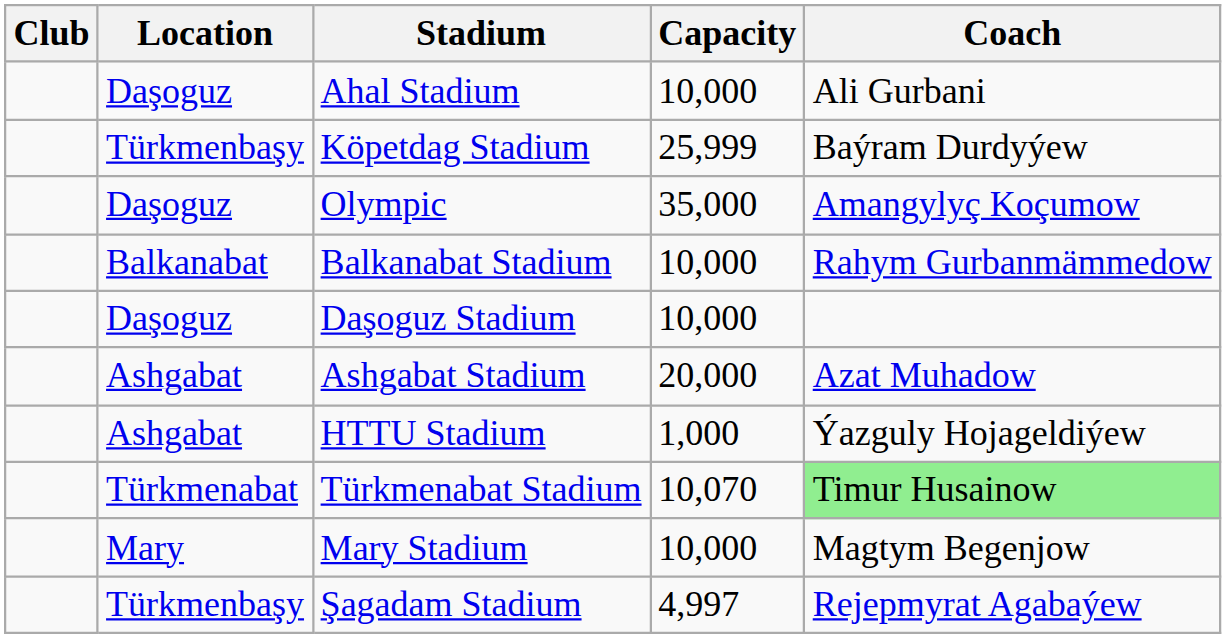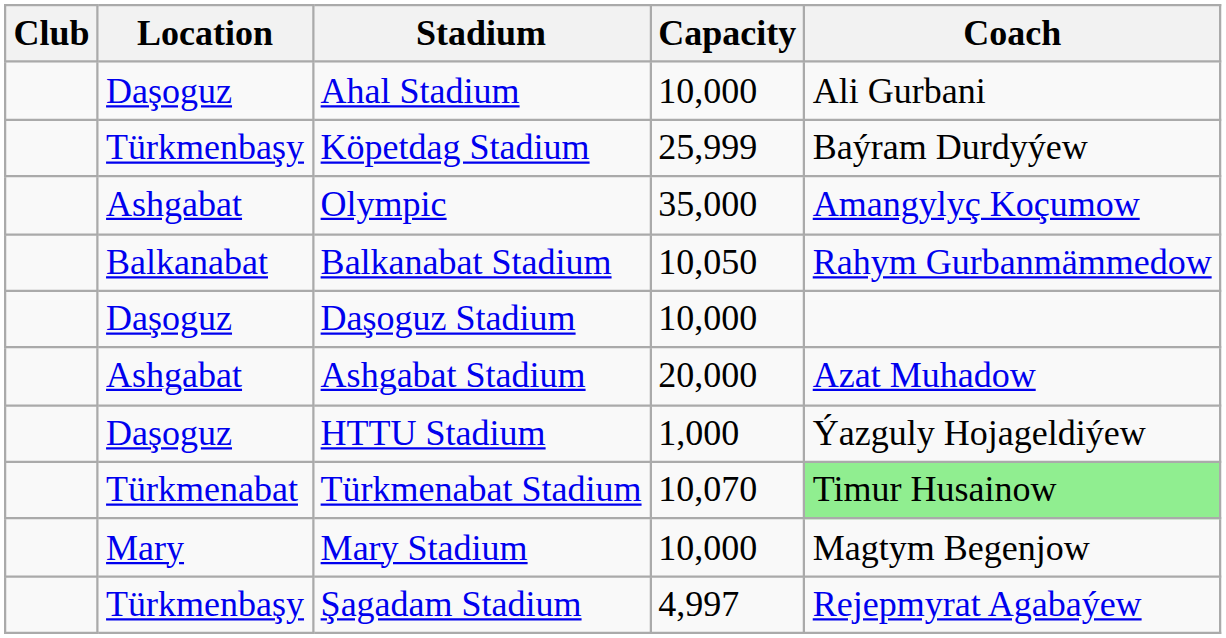(169, 204) Daşoguz -> (174, 204) Ashgabat
(708, 261) 10,000 -> (708, 261) 10,050
(174, 432) Ashgabat -> (169, 432) Daşoguz
